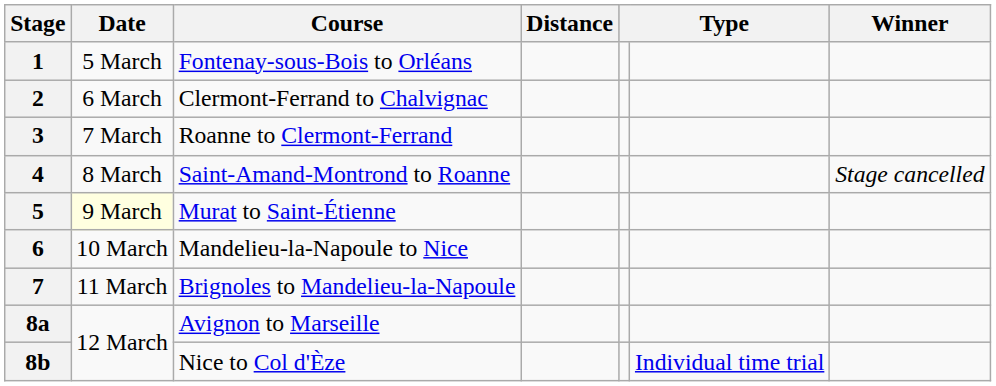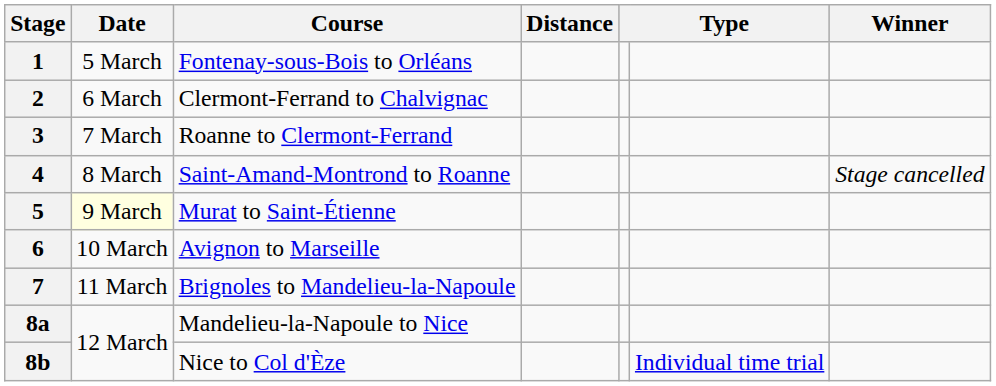(323, 248) Mandelieu-la-Napoule to Nice -> (279, 248) Avignon to Marseille
(279, 323) Avignon to Marseille -> (323, 323) Mandelieu-la-Napoule to Nice
